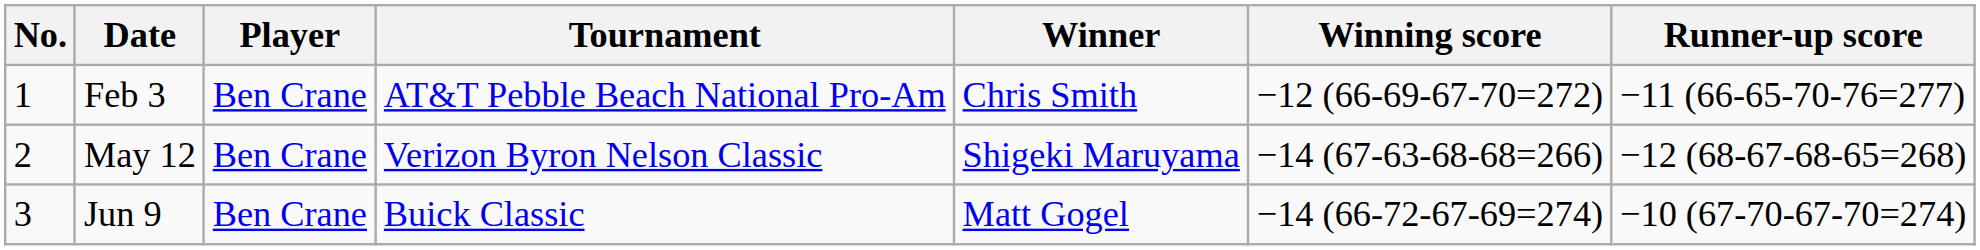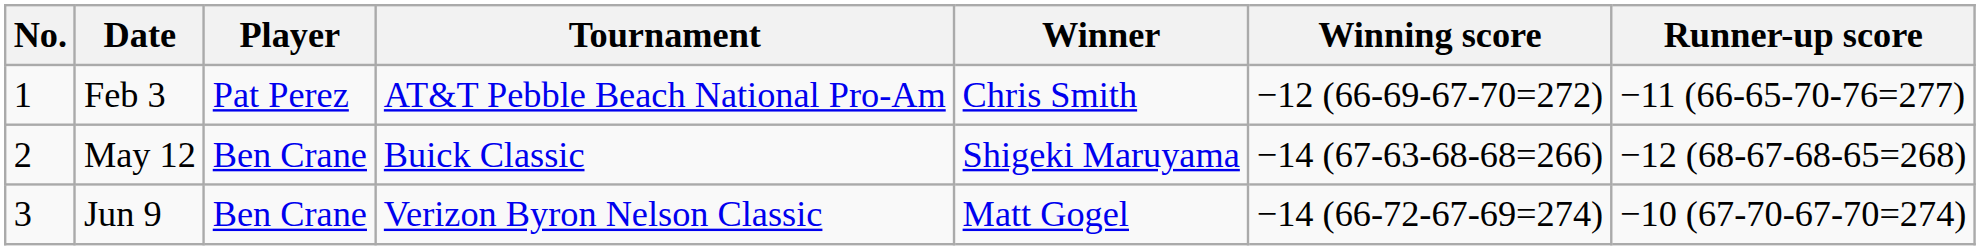(290, 94) Ben Crane -> (281, 94) Pat Perez
(603, 154) Verizon Byron Nelson Classic -> (484, 154) Buick Classic
(484, 214) Buick Classic -> (603, 214) Verizon Byron Nelson Classic
